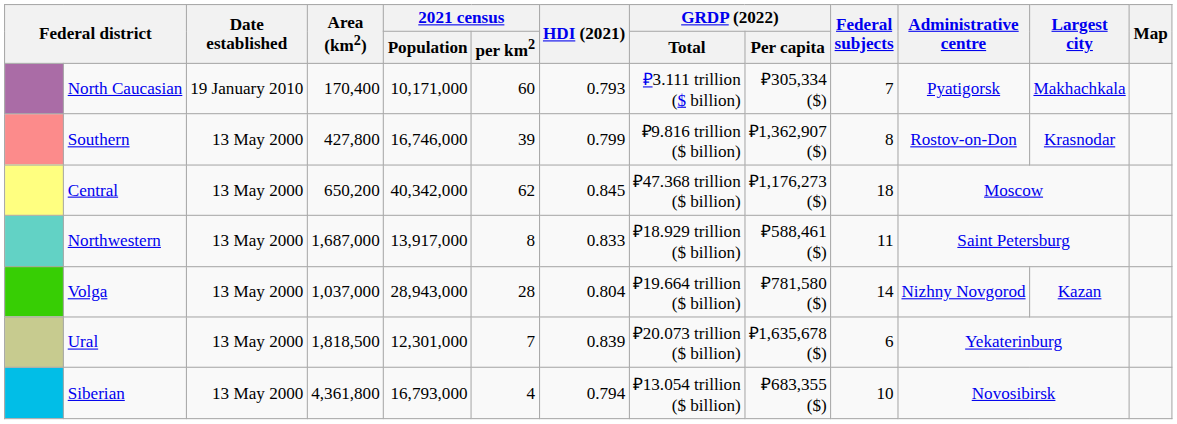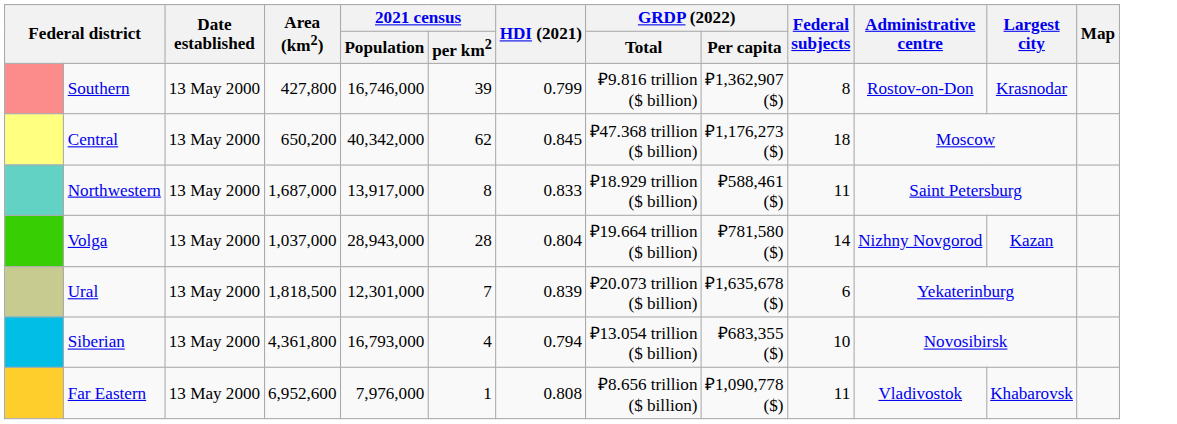- row: (125, 88)
+ row: (107, 392)
